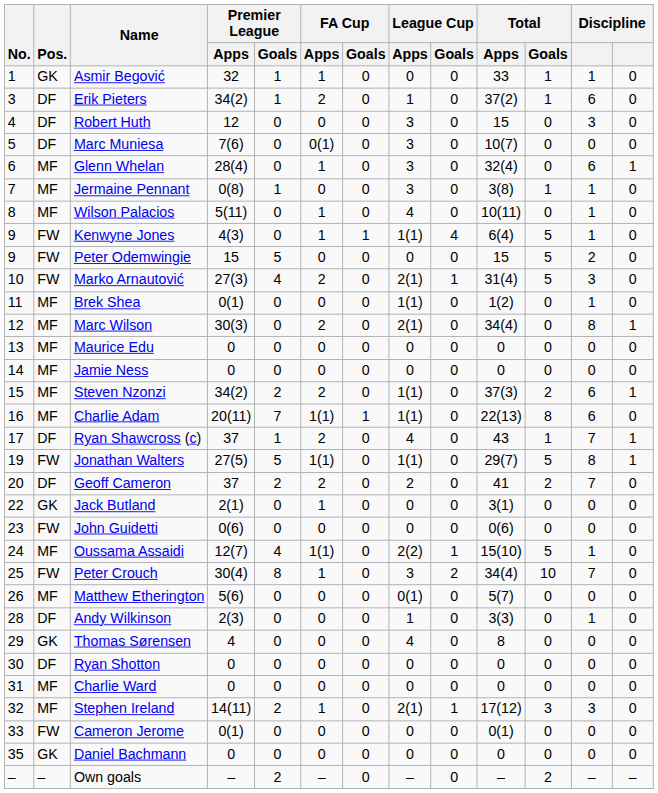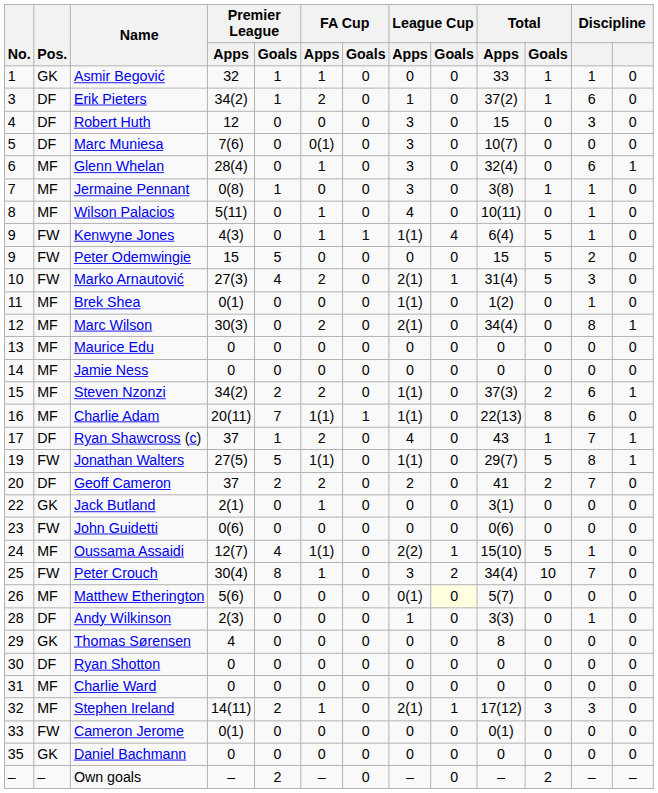(454, 596) no background -> (454, 596) lightyellow background
(410, 641) 4 -> (410, 641) 0
